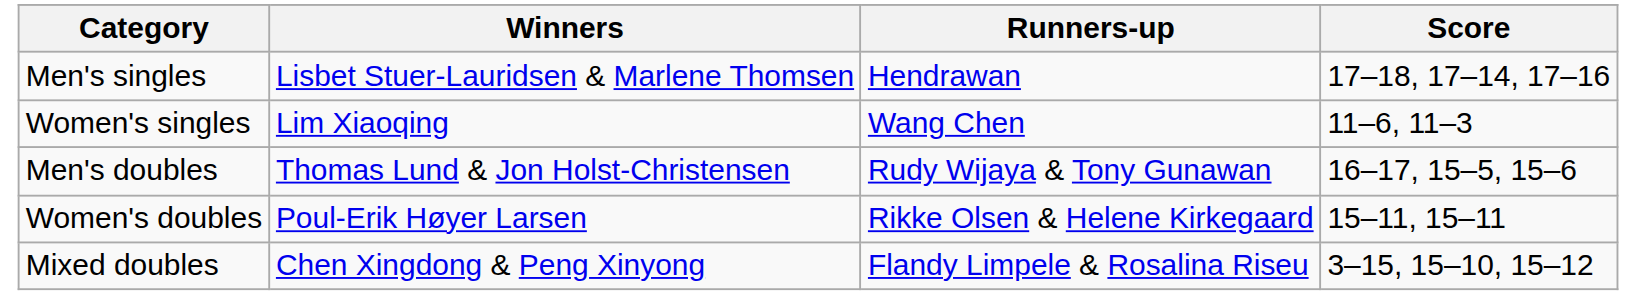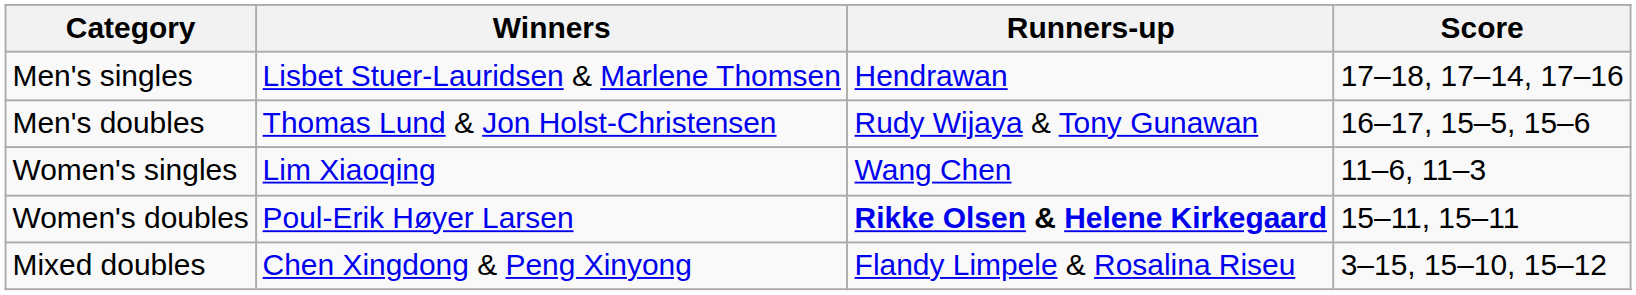rows swapped: (138, 123) <-> (122, 170)
(1091, 218) normal -> (1091, 218) bold
